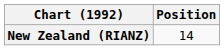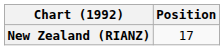(186, 35) 14 -> (186, 35) 17
